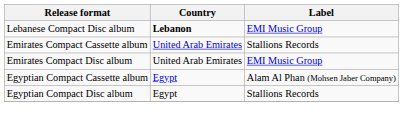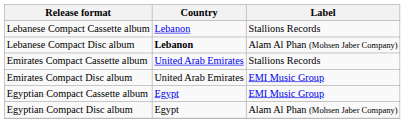+ row: (78, 28)
(285, 28) EMI Music Group -> (323, 45) Alam Al Phan (Mohsen Jaber Company)
(321, 77) Alam Al Phan (Mohsen Jaber Company) -> (286, 93) EMI Music Group
(283, 93) Stallions Records -> (323, 110) Alam Al Phan (Mohsen Jaber Company)
